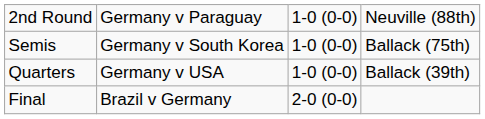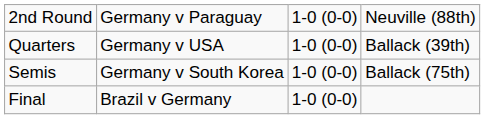rows swapped: (42, 72) <-> (32, 45)
(325, 99) 2-0 (0-0) -> (325, 99) 1-0 (0-0)
